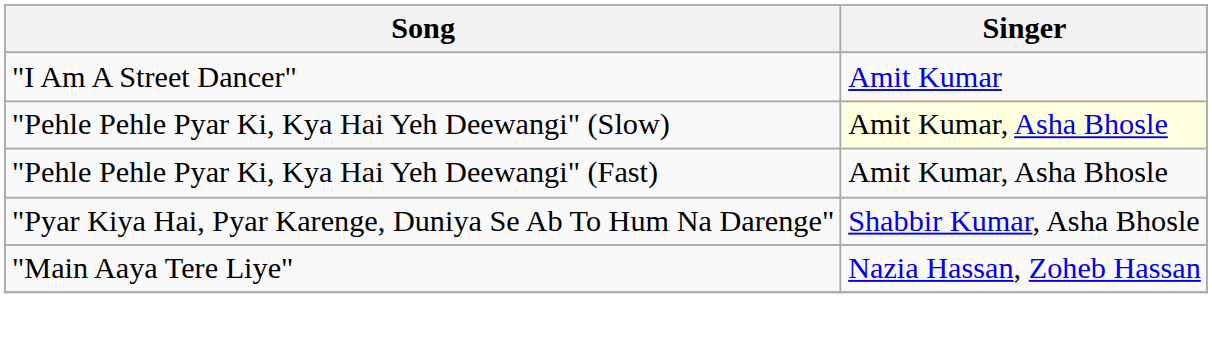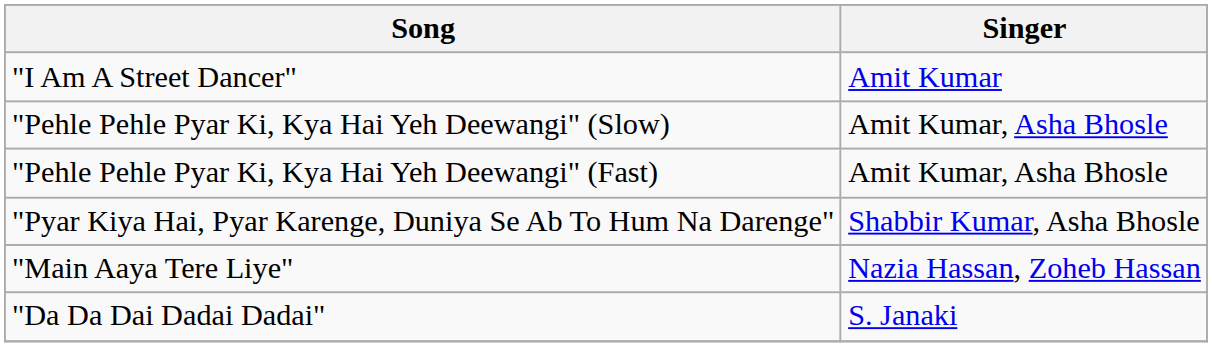(1008, 124) lightyellow background -> (1008, 124) no background
+ row: (169, 316)
